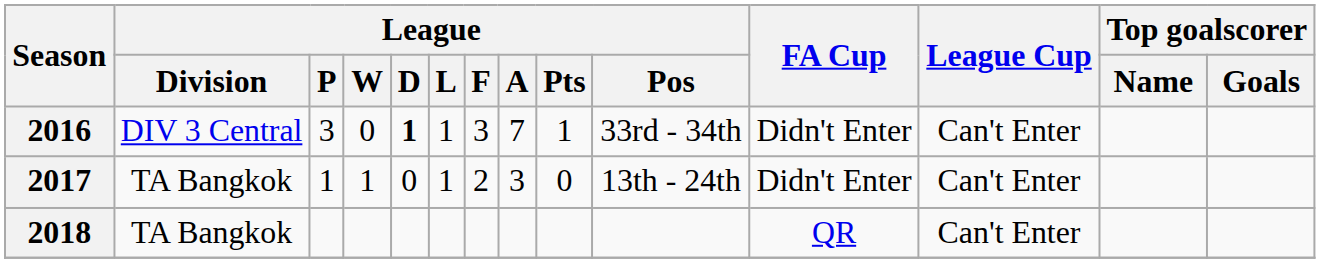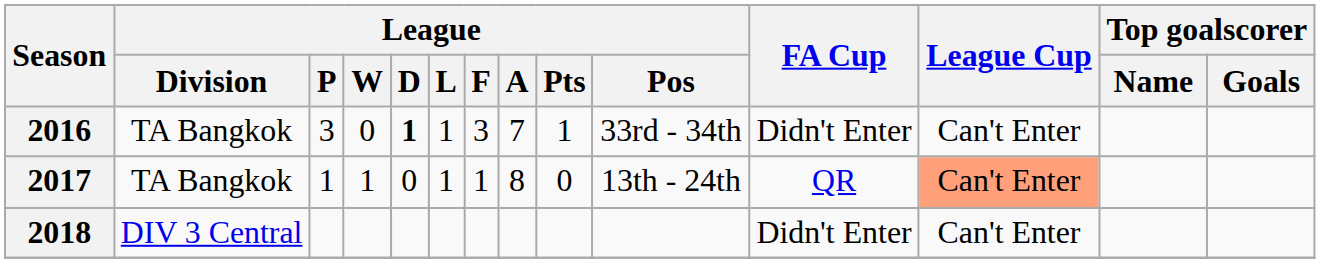(212, 130) DIV 3 Central -> (212, 130) TA Bangkok
(481, 181) 2 -> (481, 181) 1
(517, 181) 3 -> (517, 181) 8
(834, 181) Didn't Enter -> (834, 181) QR
(1009, 181) no background -> (1009, 181) lightsalmon background
(212, 231) TA Bangkok -> (212, 231) DIV 3 Central
(834, 231) QR -> (834, 231) Didn't Enter
